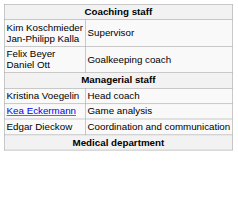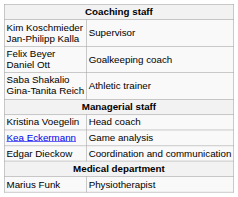+ row: (45, 86)
+ row: (33, 184)
